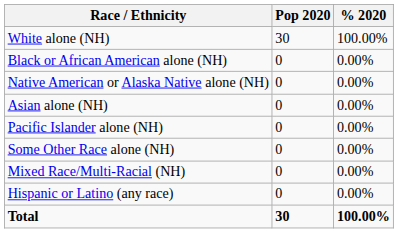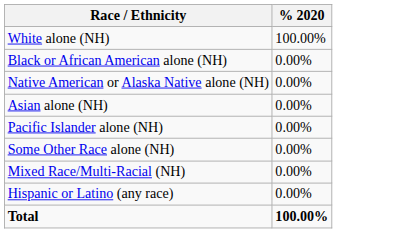- column: (303, 15)
